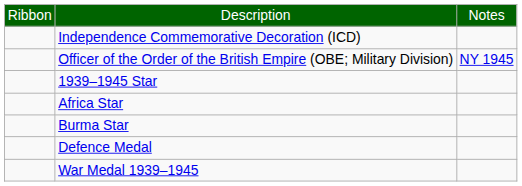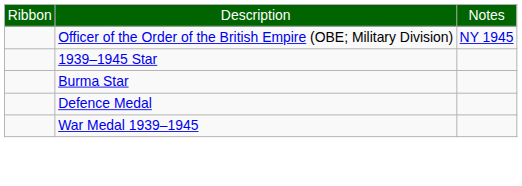- row: (209, 37)
- row: (91, 103)
